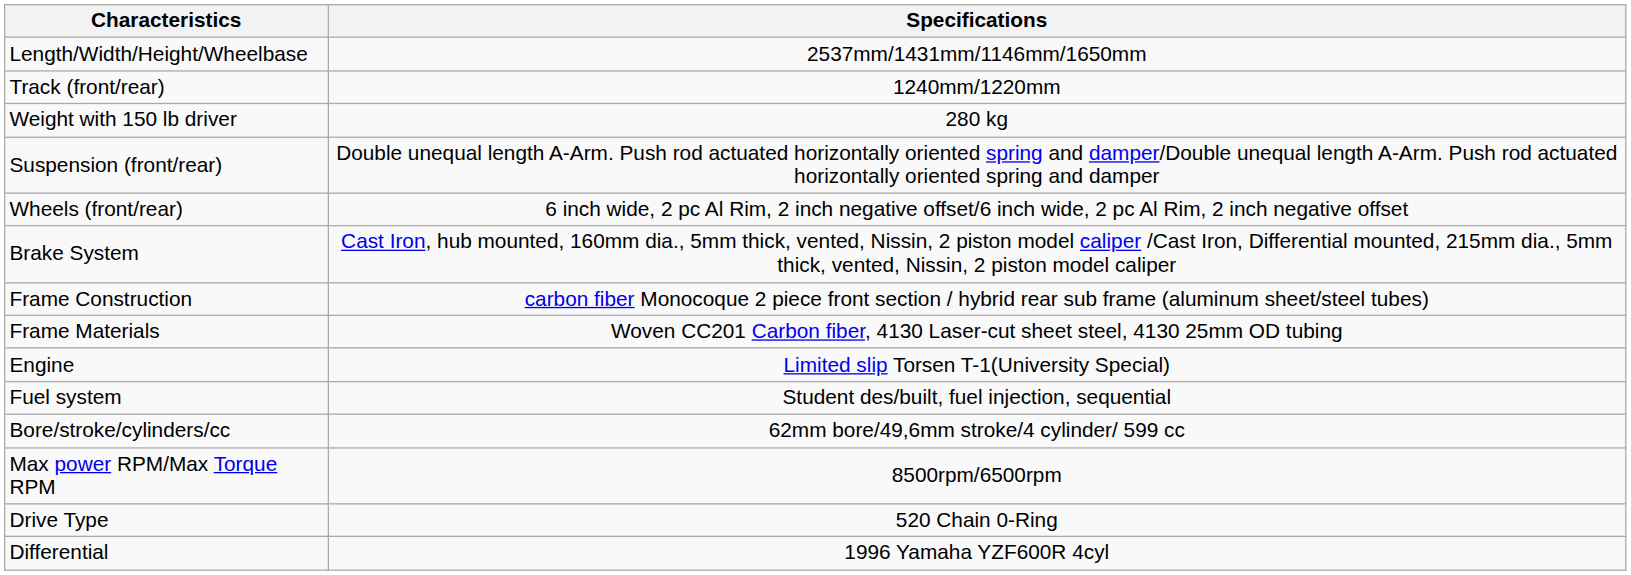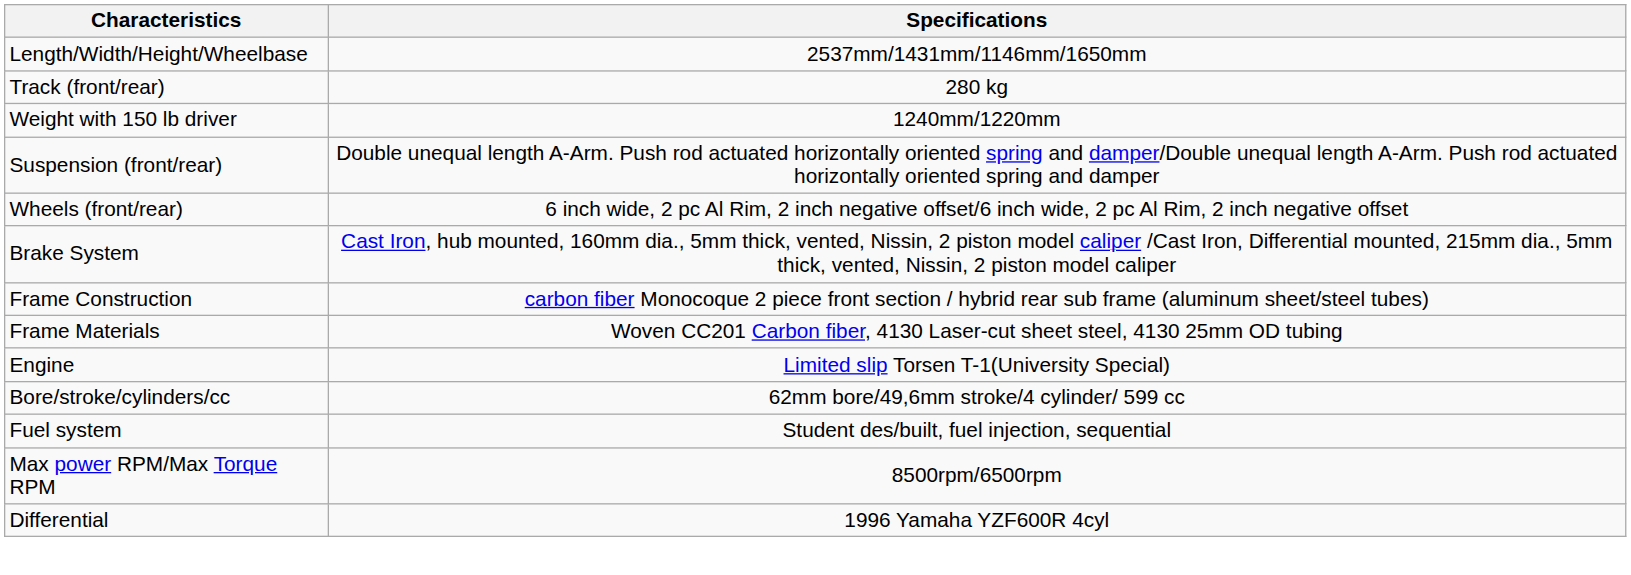(977, 86) 1240mm/1220mm -> (977, 86) 280 kg
(977, 119) 280 kg -> (977, 119) 1240mm/1220mm
rows swapped: (120, 430) <-> (66, 397)
- row: (59, 520)
